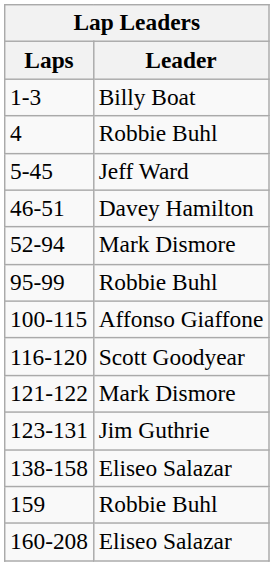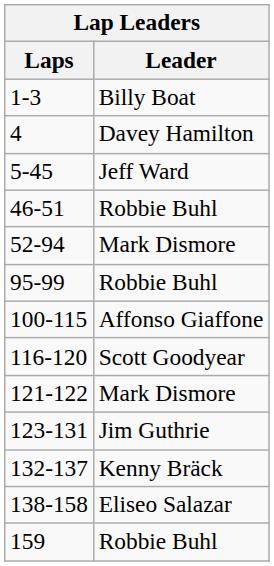(158, 134) Robbie Buhl -> (176, 134) Davey Hamilton
(176, 208) Davey Hamilton -> (158, 208) Robbie Buhl
+ row: (49, 467)
- row: (49, 541)
